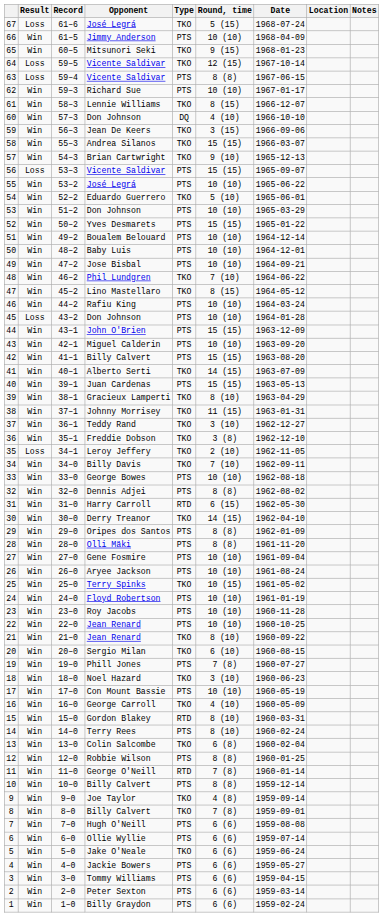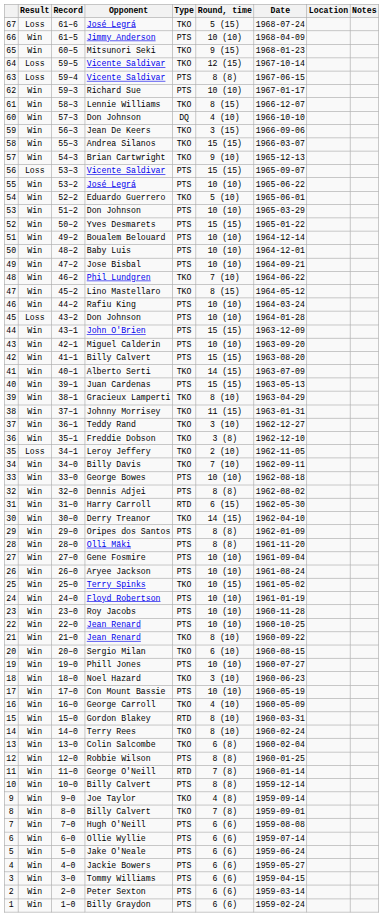(225, 665) 7 (8) -> (225, 665) 10 (10)
(184, 732) PTS -> (184, 732) TKO
(184, 852) TKO -> (184, 852) PTS
